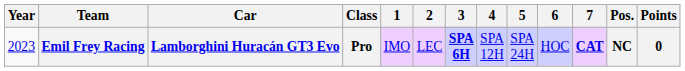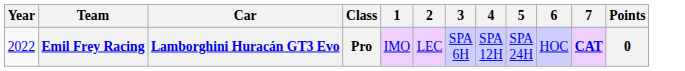- column: (622, 16)
(21, 46) 2023 -> (21, 46) 2022
(461, 46) bold -> (461, 46) normal
